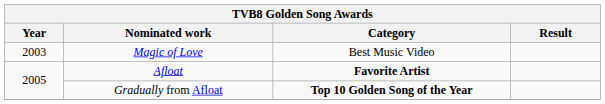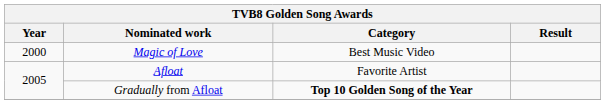(34, 52) 2003 -> (34, 52) 2000
(392, 71) bold -> (392, 71) normal
